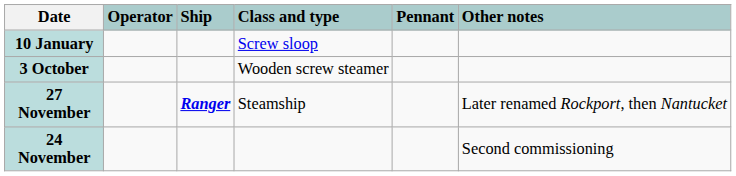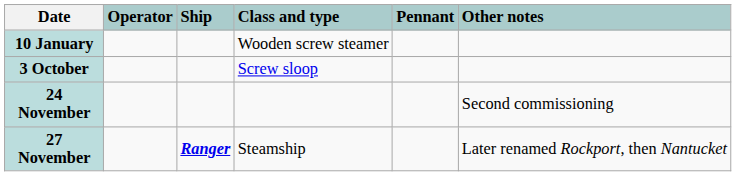(278, 43) Screw sloop -> (313, 43) Wooden screw steamer
(313, 69) Wooden screw steamer -> (278, 69) Screw sloop
rows swapped: (54, 148) <-> (54, 104)
